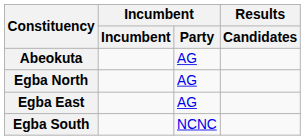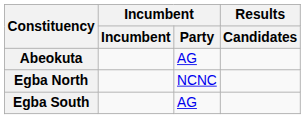(187, 80) AG -> (197, 80) NCNC
- row: (51, 102)
(197, 124) NCNC -> (187, 102) AG
